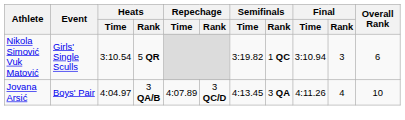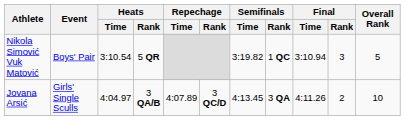(66, 57) Girls' Single Sculls -> (74, 57) Boys' Pair
(378, 57) 6 -> (378, 57) 5
(74, 93) Boys' Pair -> (66, 98) Girls' Single Sculls
(342, 93) 4 -> (342, 98) 2
